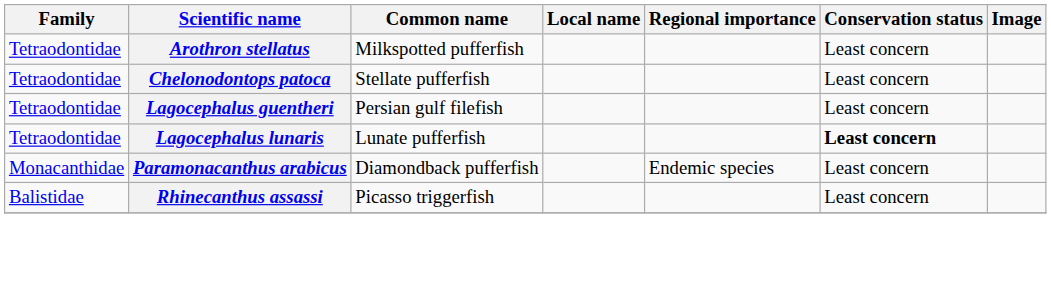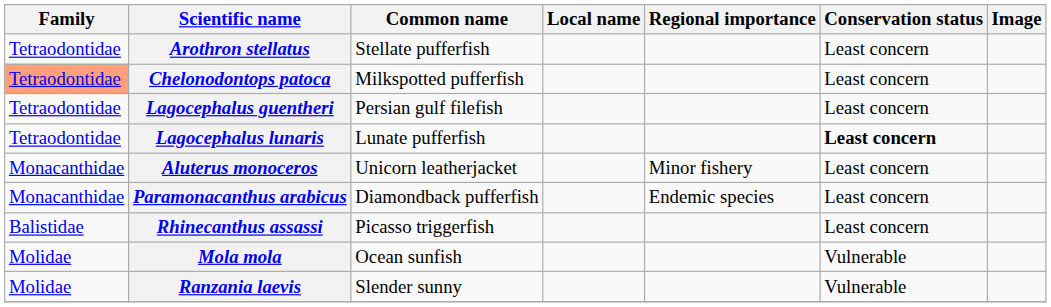(440, 49) Milkspotted pufferfish -> (422, 49) Stellate pufferfish
(65, 78) no background -> (65, 78) lightsalmon background
(422, 78) Stellate pufferfish -> (440, 78) Milkspotted pufferfish
+ row: (240, 167)
+ row: (240, 256)
+ row: (240, 286)
